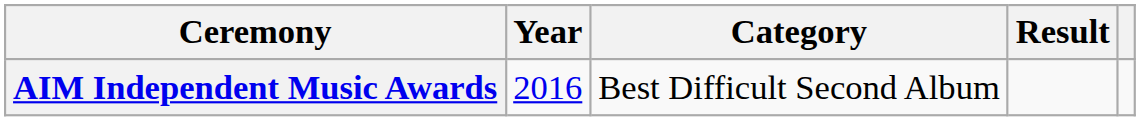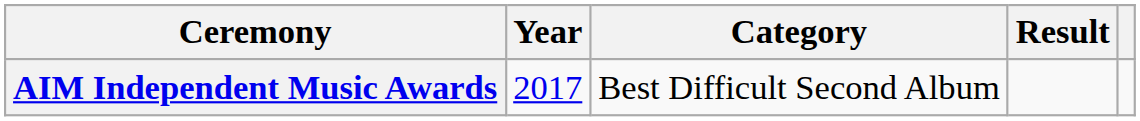(548, 86) 2016 -> (548, 86) 2017
